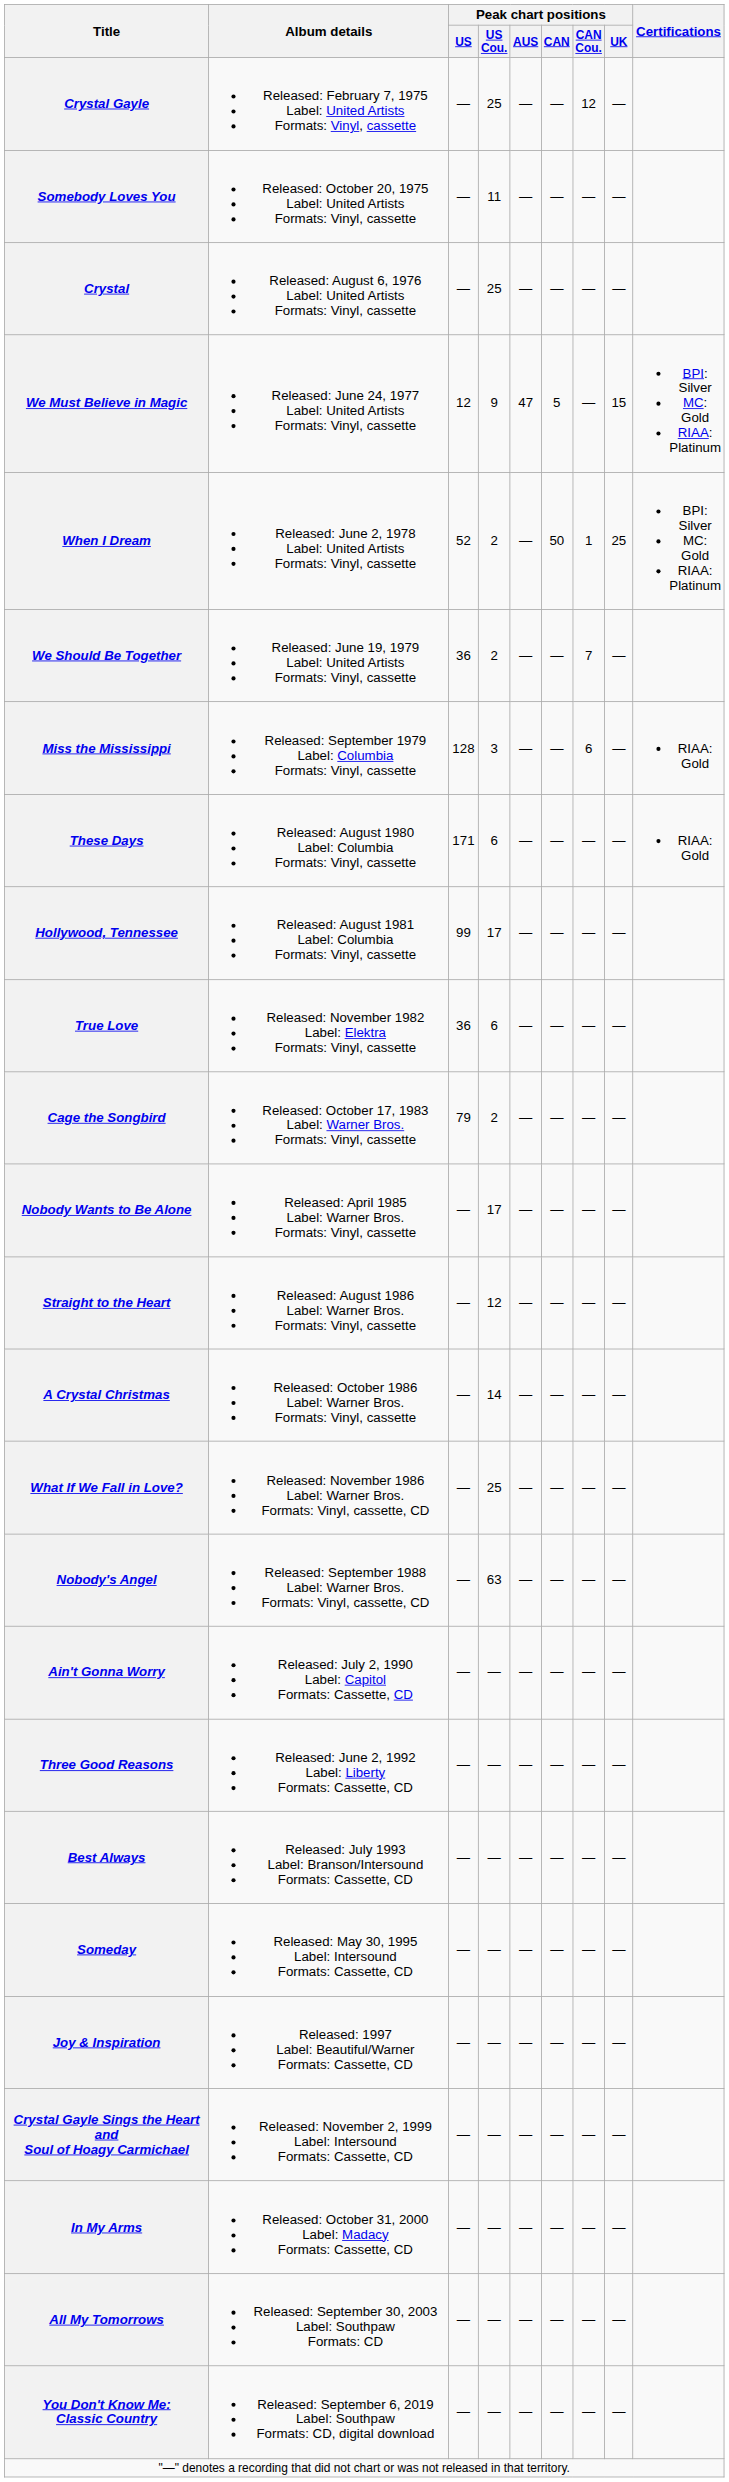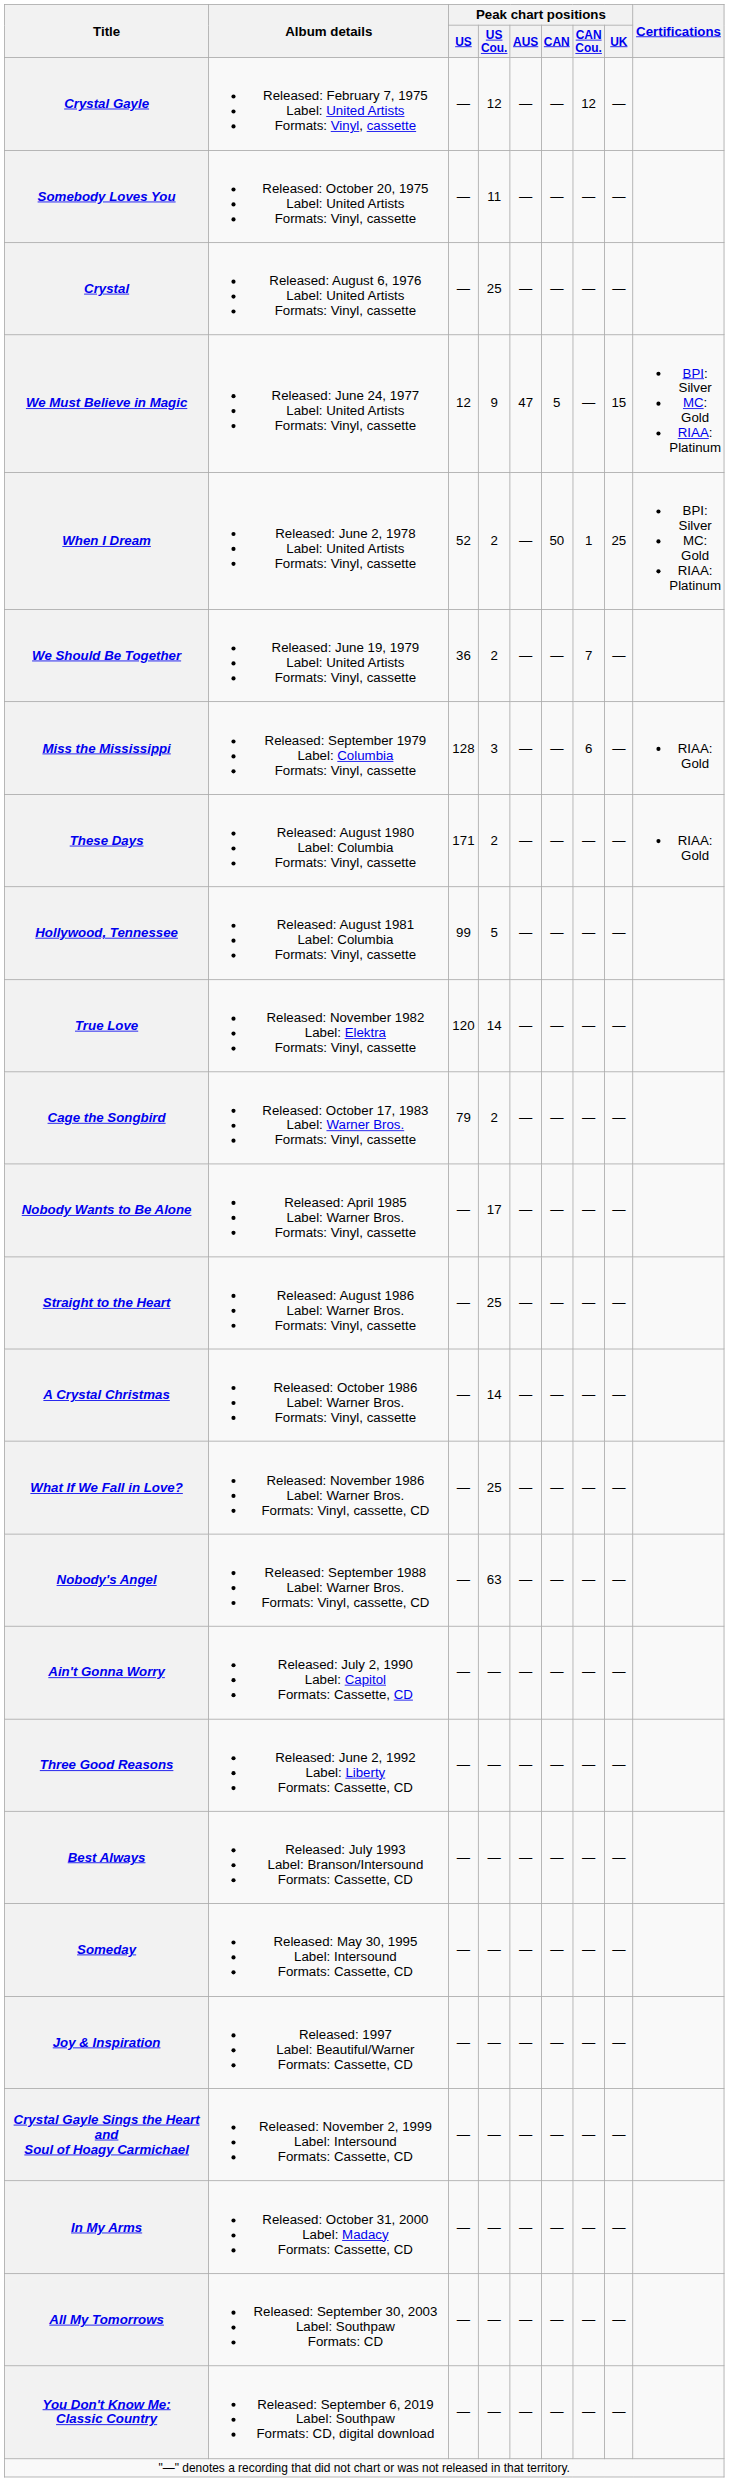(494, 103) 25 -> (494, 103) 12
(494, 840) 6 -> (494, 840) 2
(494, 933) 17 -> (494, 933) 5
(463, 1025) 36 -> (463, 1025) 120
(494, 1025) 6 -> (494, 1025) 14
(494, 1302) 12 -> (494, 1302) 25
